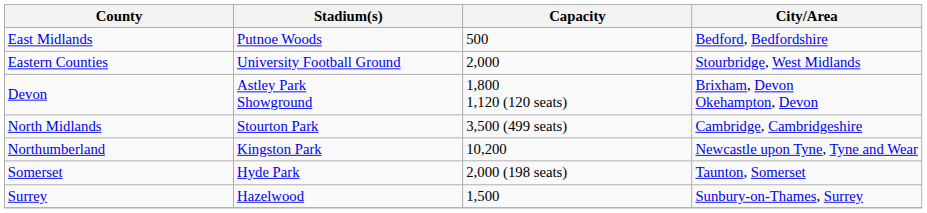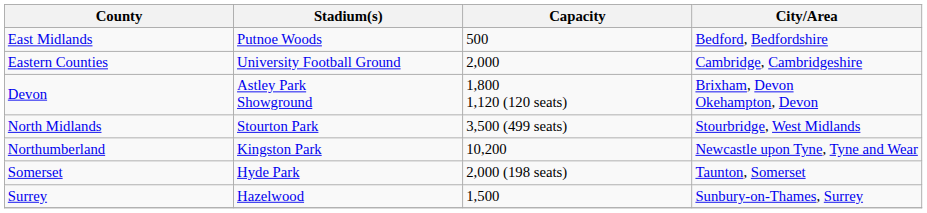(778, 62) Stourbridge, West Midlands -> (779, 62) Cambridge, Cambridgeshire
(779, 126) Cambridge, Cambridgeshire -> (778, 126) Stourbridge, West Midlands
